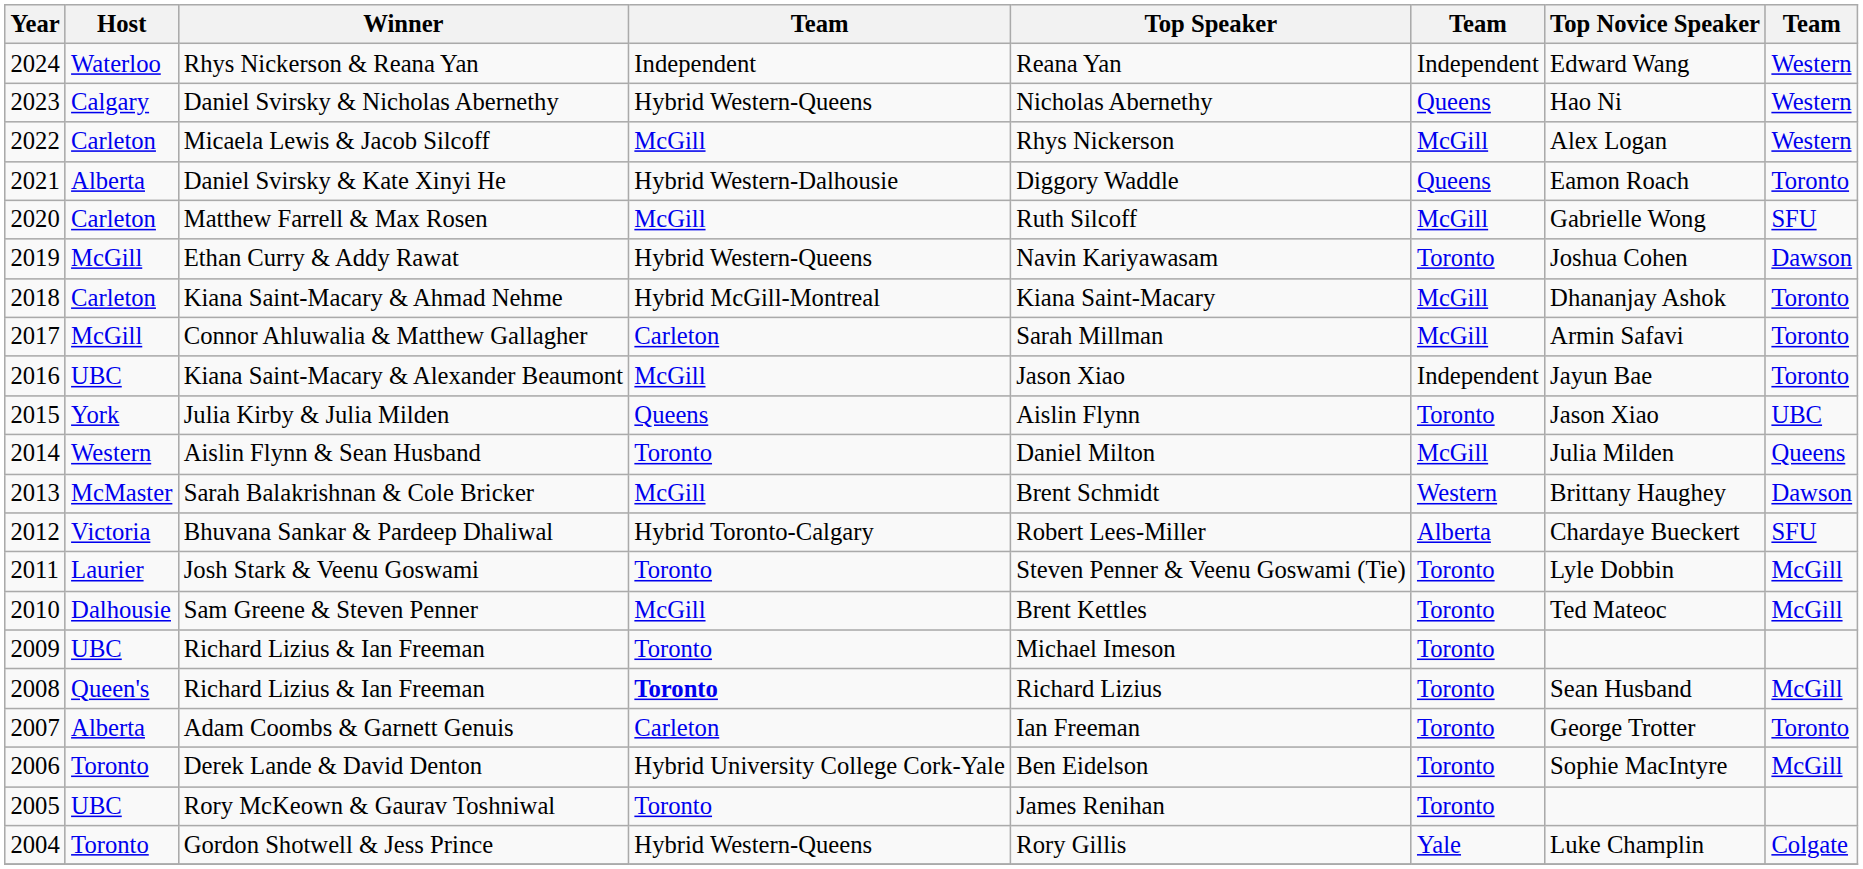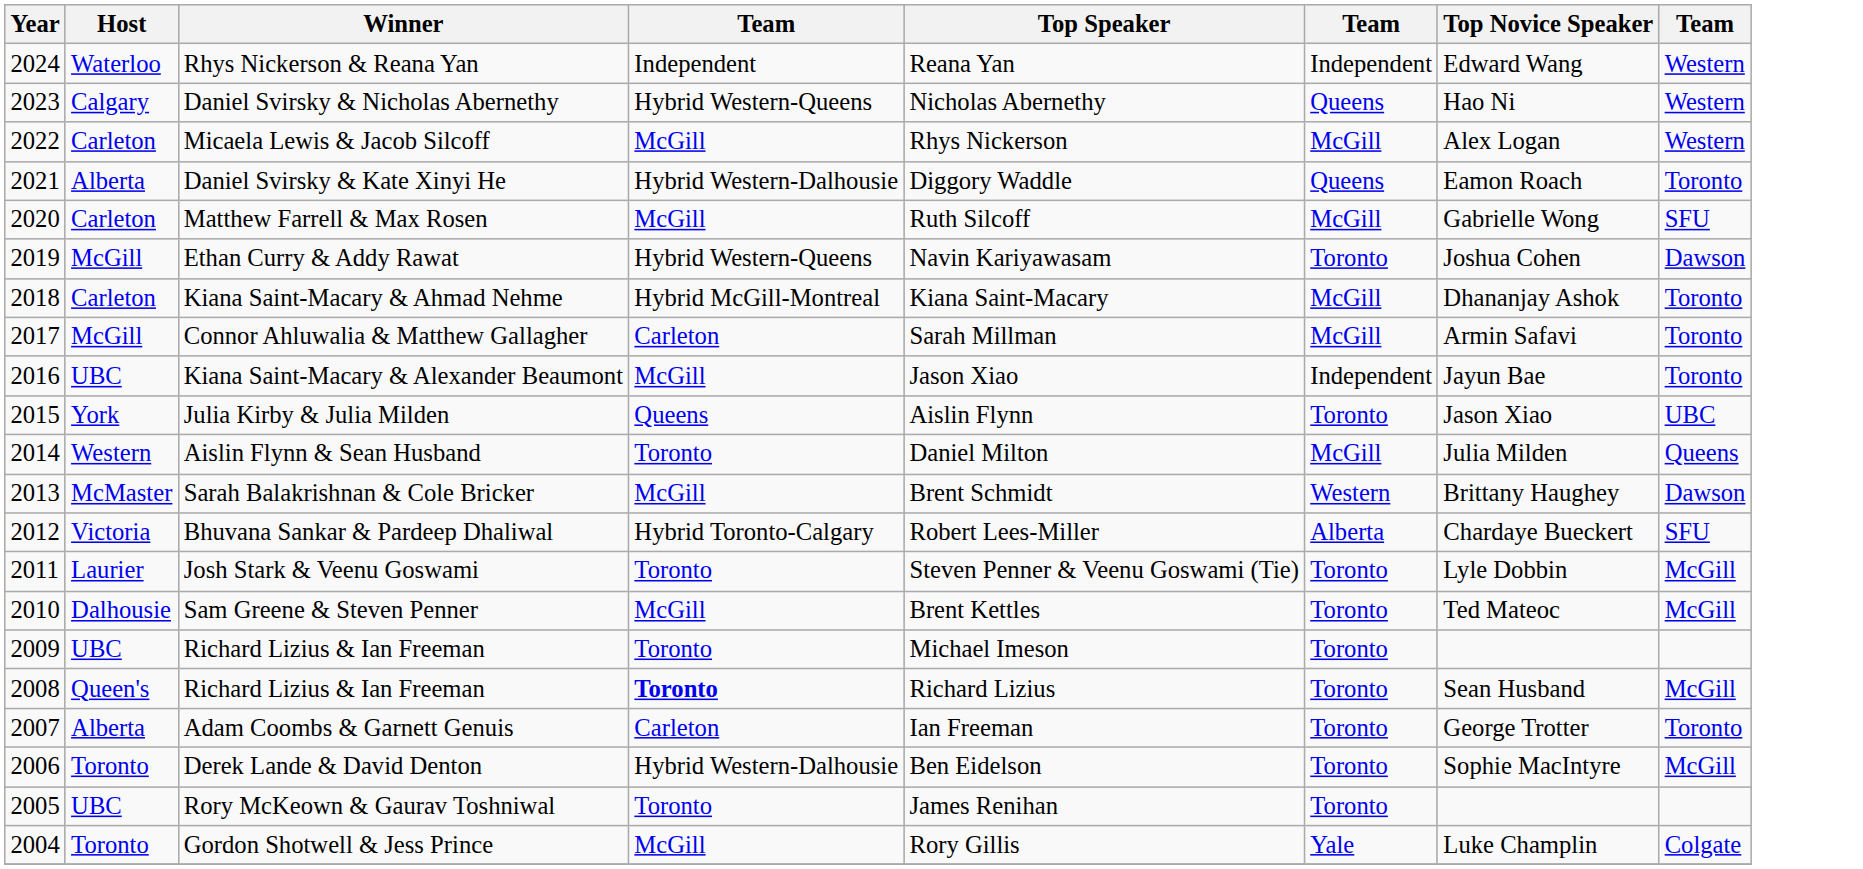(820, 766) Hybrid University College Cork-Yale -> (766, 766) Hybrid Western-Dalhousie
(753, 844) Hybrid Western-Queens -> (670, 844) McGill
